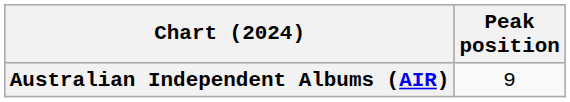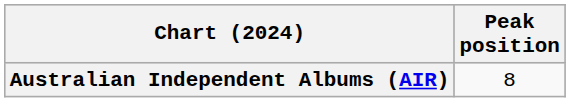(510, 80) 9 -> (510, 80) 8
